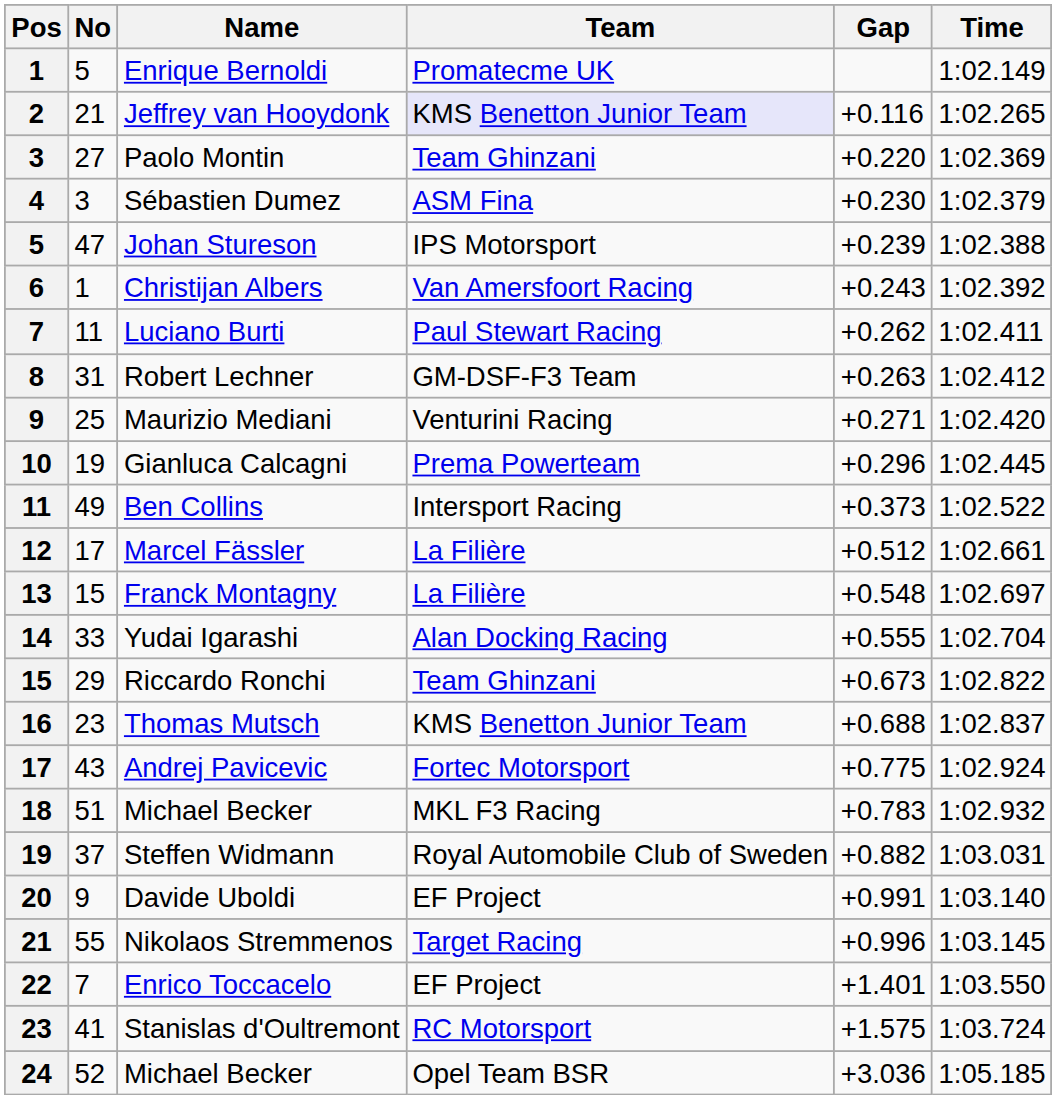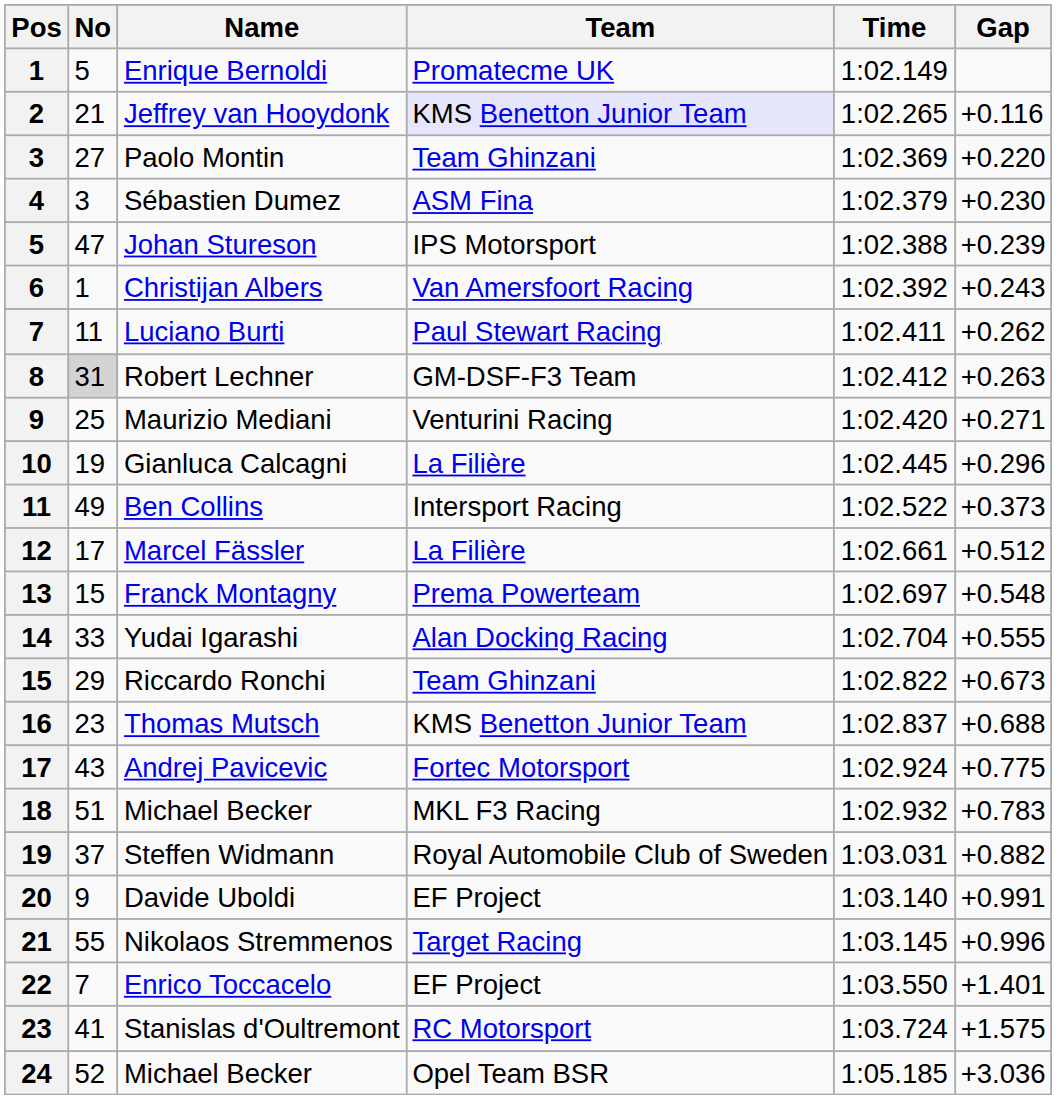columns swapped: (992, 27) <-> (883, 27)
(90, 375) no background -> (90, 375) lightgrey background
(526, 462) Prema Powerteam -> (469, 462) La Filière
(469, 593) La Filière -> (526, 593) Prema Powerteam
